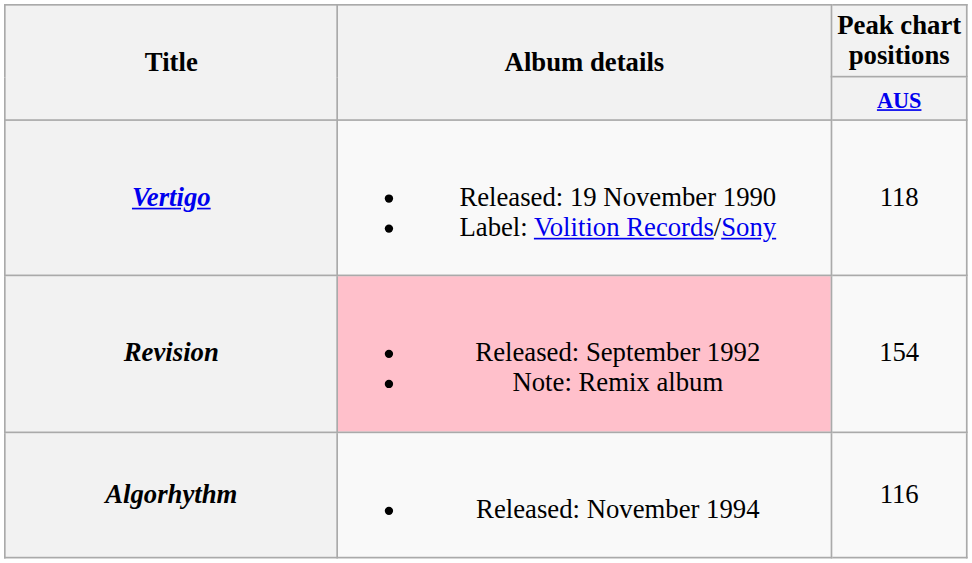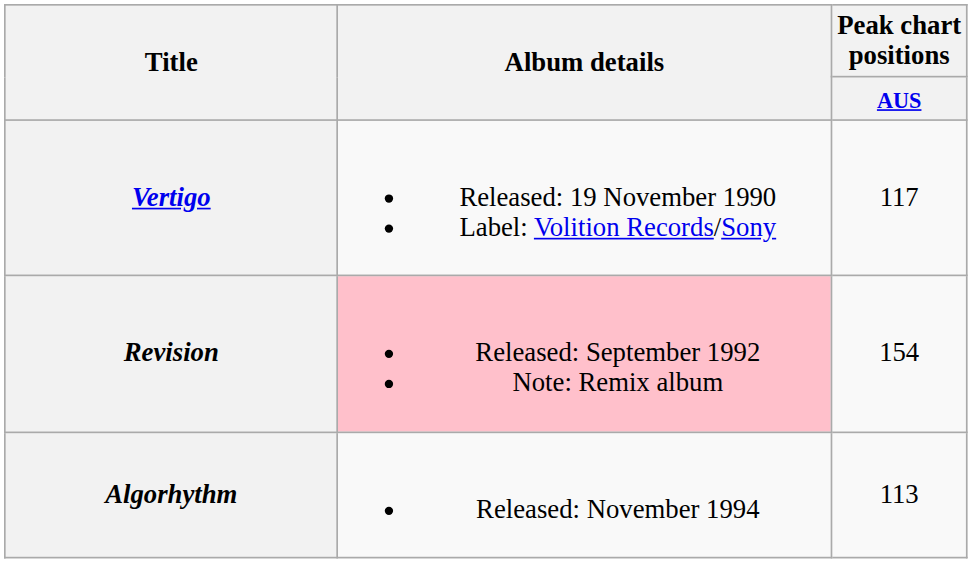(899, 197) 118 -> (899, 197) 117
(899, 494) 116 -> (899, 494) 113
